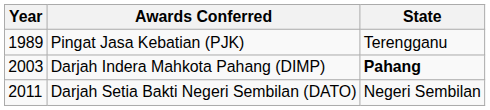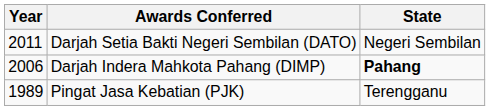rows swapped: (148, 42) <-> (204, 92)
(26, 67) 2003 -> (26, 67) 2006
